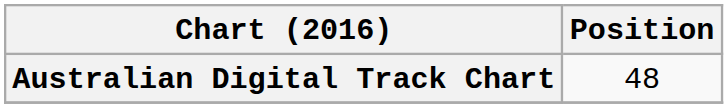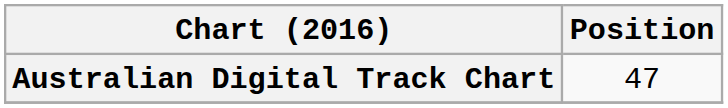(642, 79) 48 -> (642, 79) 47
